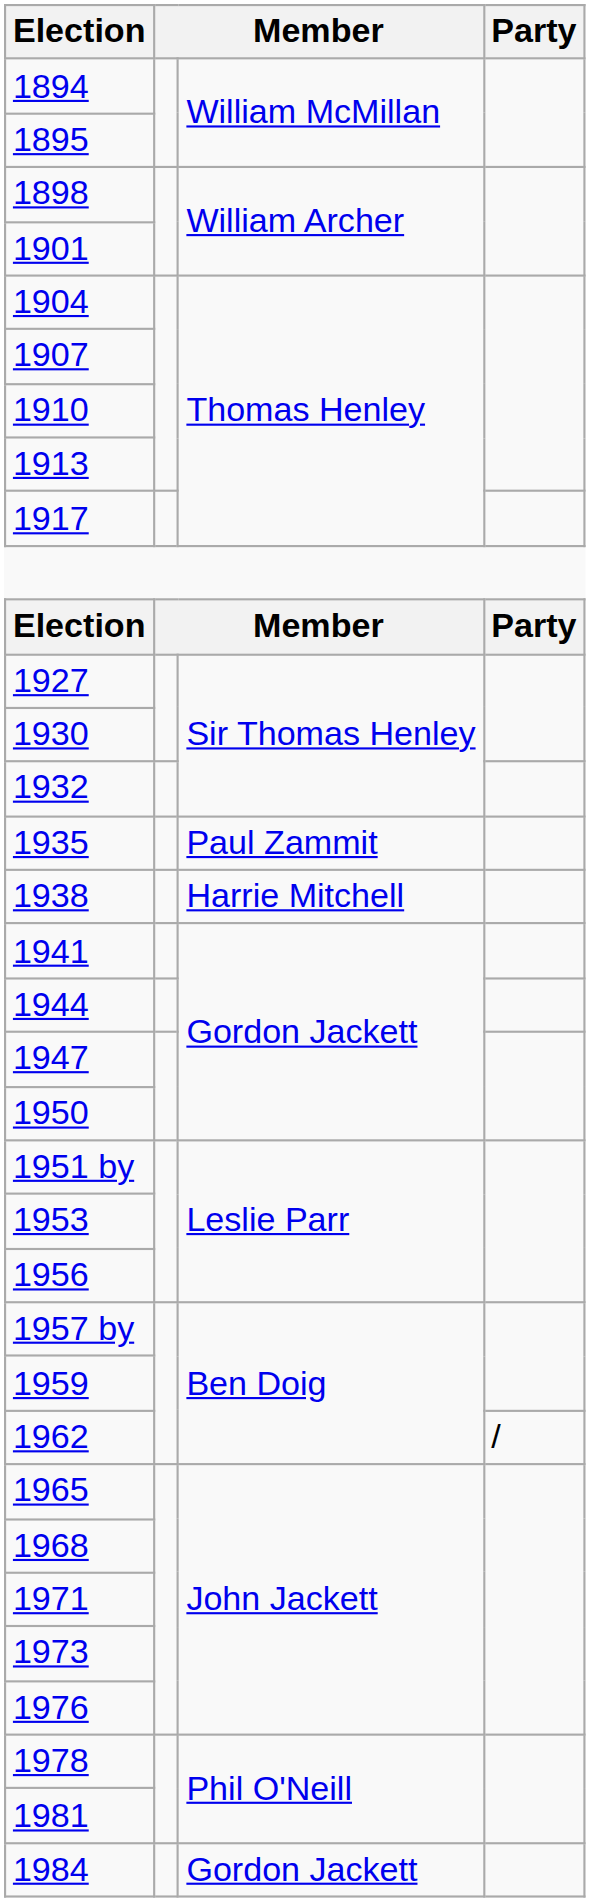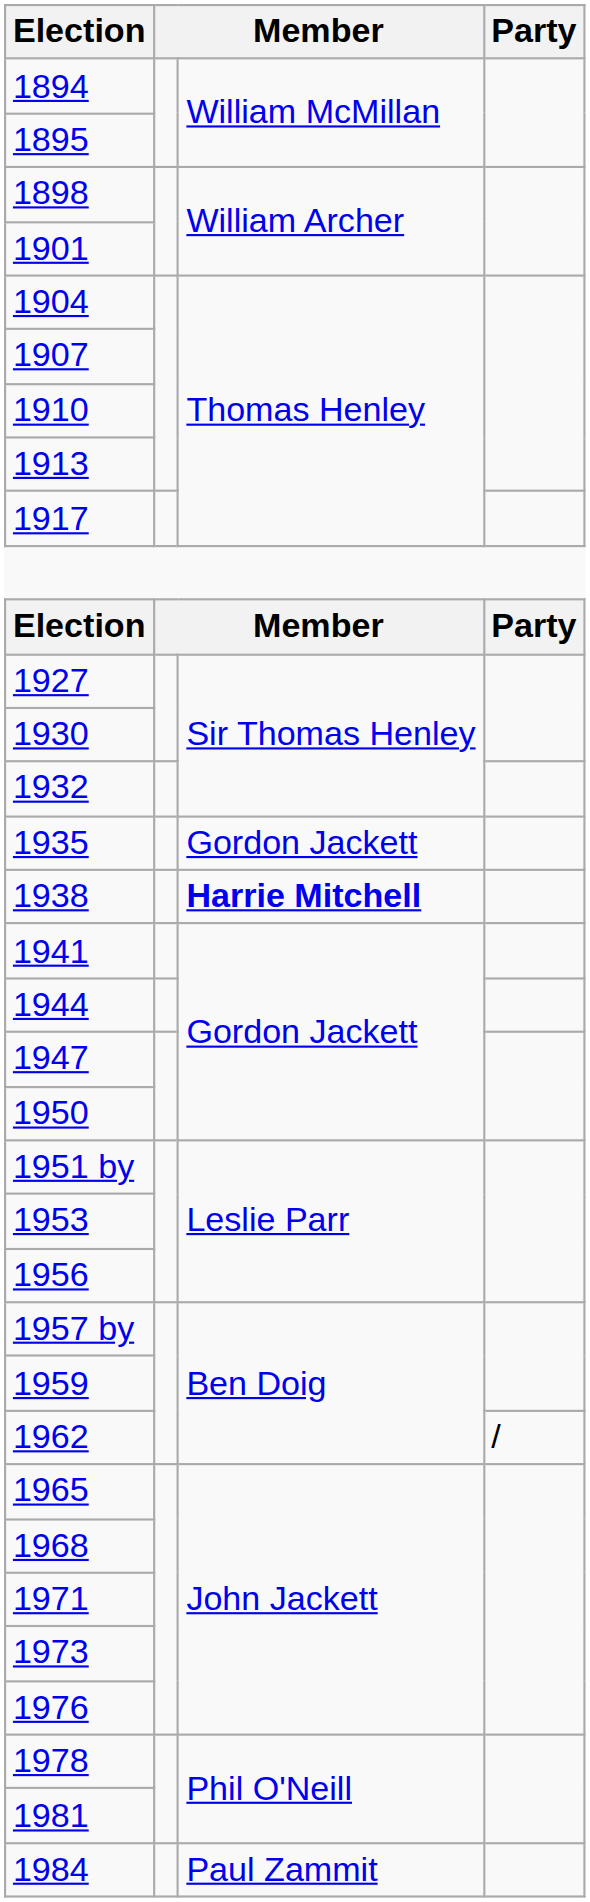(282, 842) Paul Zammit -> (302, 842) Gordon Jackett
(295, 896) normal -> (304, 896) bold
(302, 1869) Gordon Jackett -> (282, 1869) Paul Zammit
